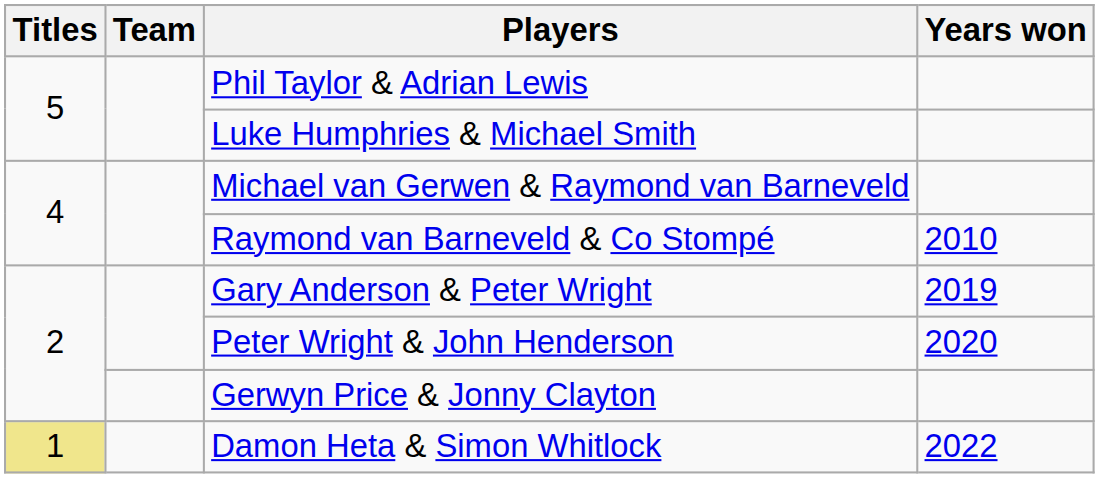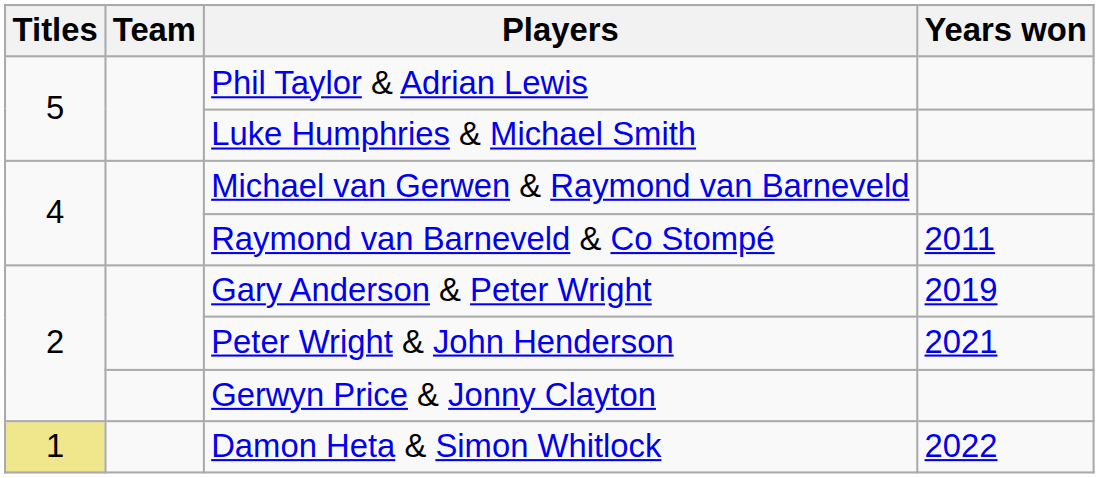(961, 238) 2010 -> (960, 238) 2011
(961, 342) 2020 -> (961, 342) 2021
